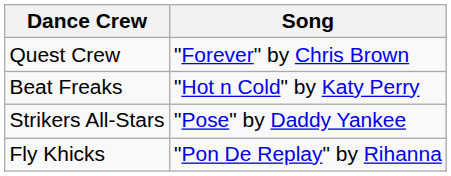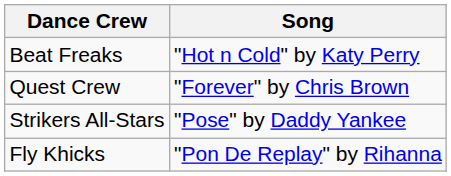rows swapped: (65, 54) <-> (66, 87)
